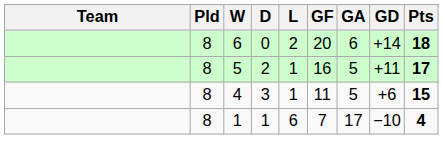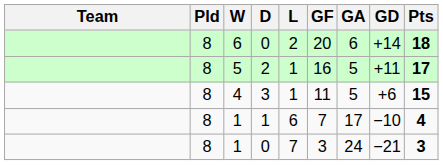+ row: (237, 146)
